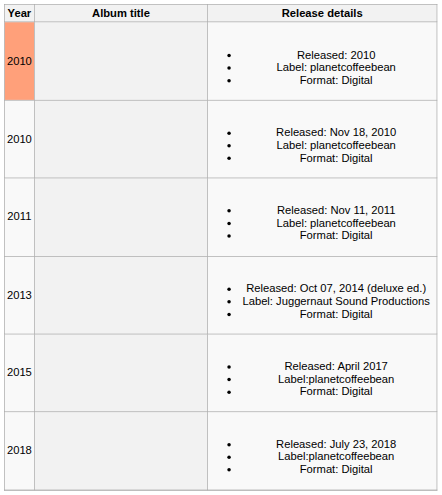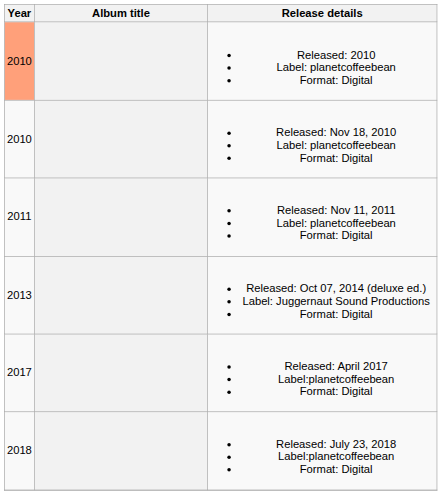(19, 373) 2015 -> (19, 373) 2017
